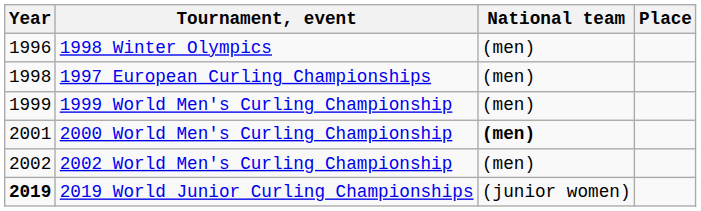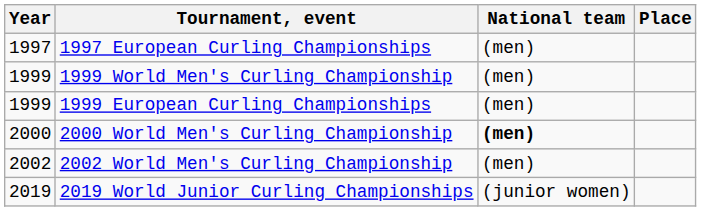- row: (166, 48)
(30, 77) 1998 -> (30, 48) 1997
+ row: (245, 106)
(30, 134) 2001 -> (30, 134) 2000
(30, 192) bold -> (30, 192) normal
